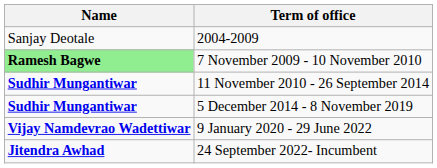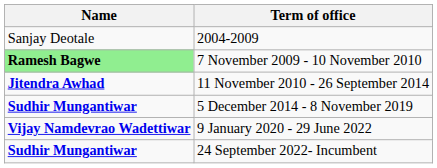(72, 83) Sudhir Mungantiwar -> (56, 83) Jitendra Awhad
(56, 151) Jitendra Awhad -> (72, 151) Sudhir Mungantiwar
